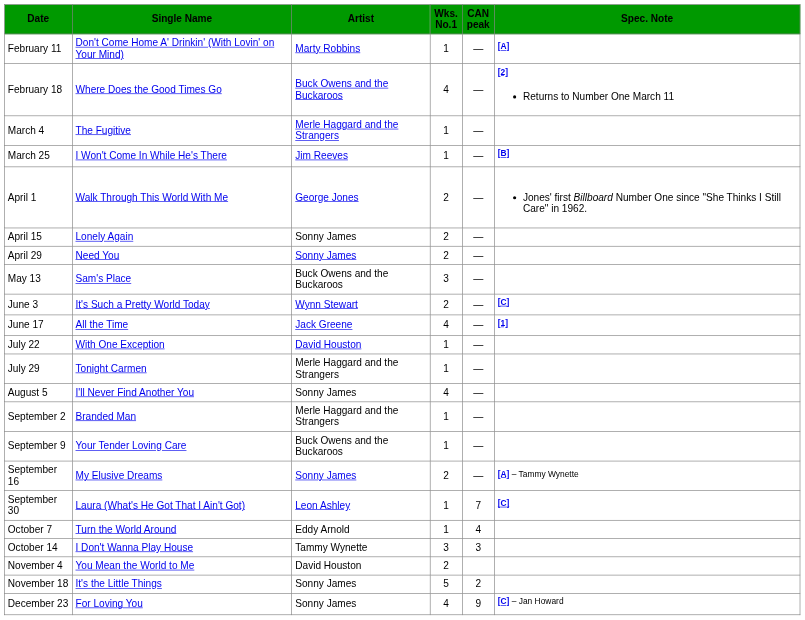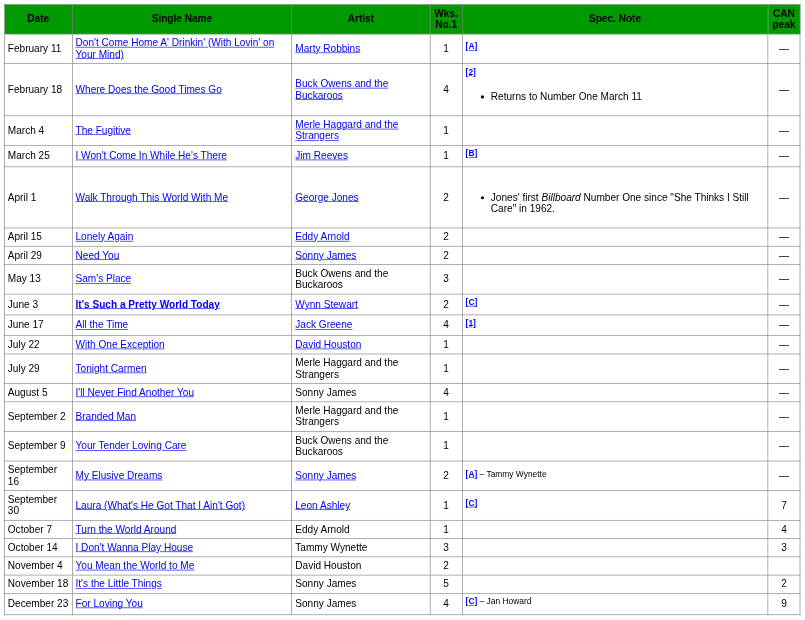columns swapped: (478, 19) <-> (647, 19)
(326, 237) Sonny James -> (322, 237) Eddy Arnold
(143, 304) normal -> (148, 304) bold
